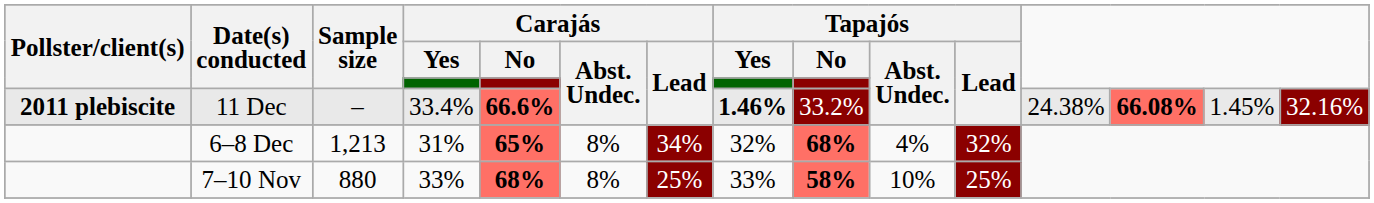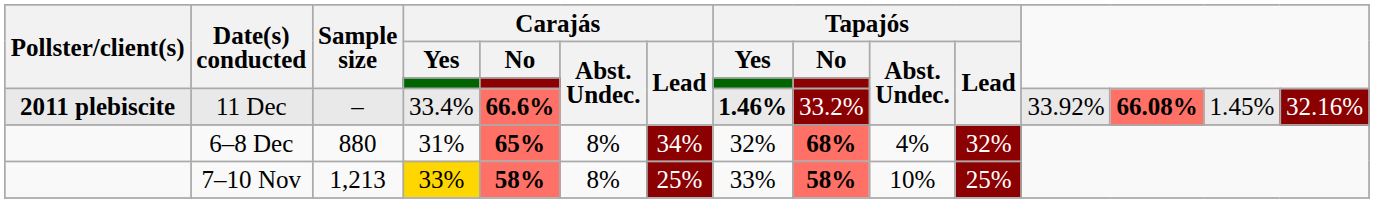(1066, 107) 24.38% -> (1066, 107) 33.92%
(358, 143) 1,213 -> (358, 143) 880
(358, 179) 880 -> (358, 179) 1,213
(441, 179) no background -> (441, 179) gold background
(520, 179) 68% -> (520, 179) 58%
